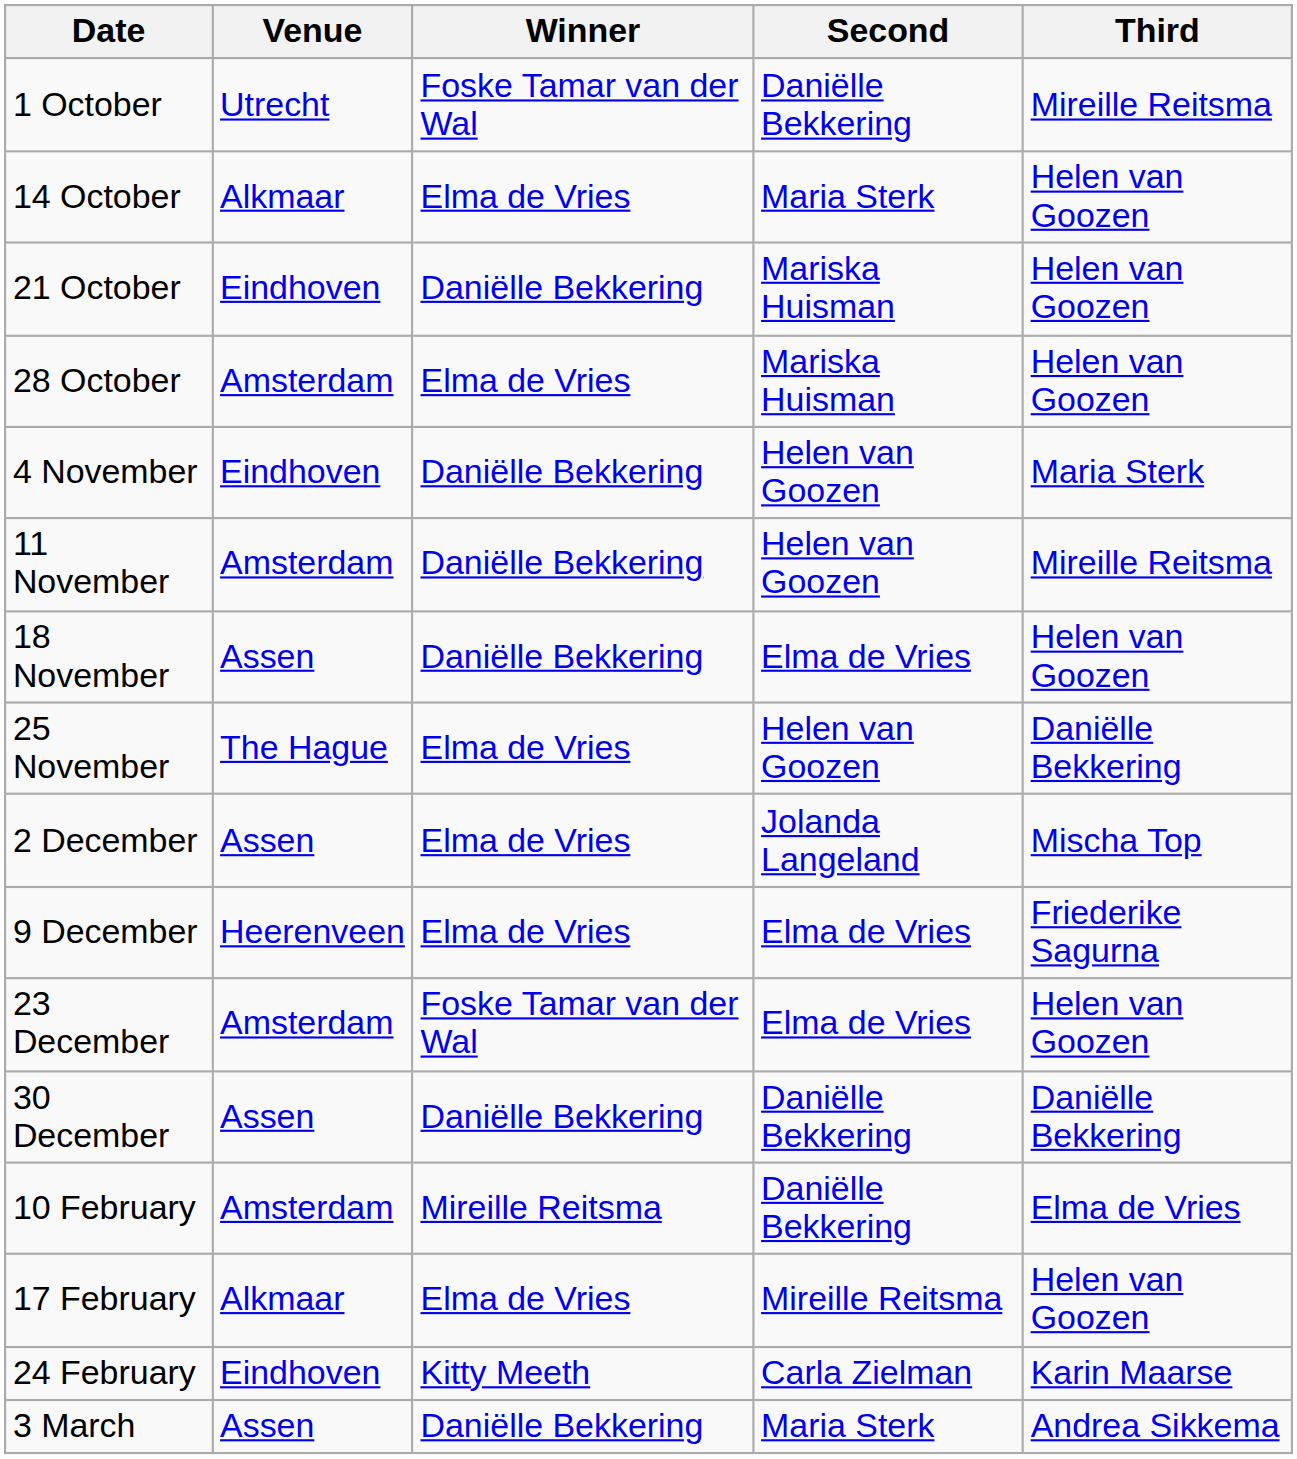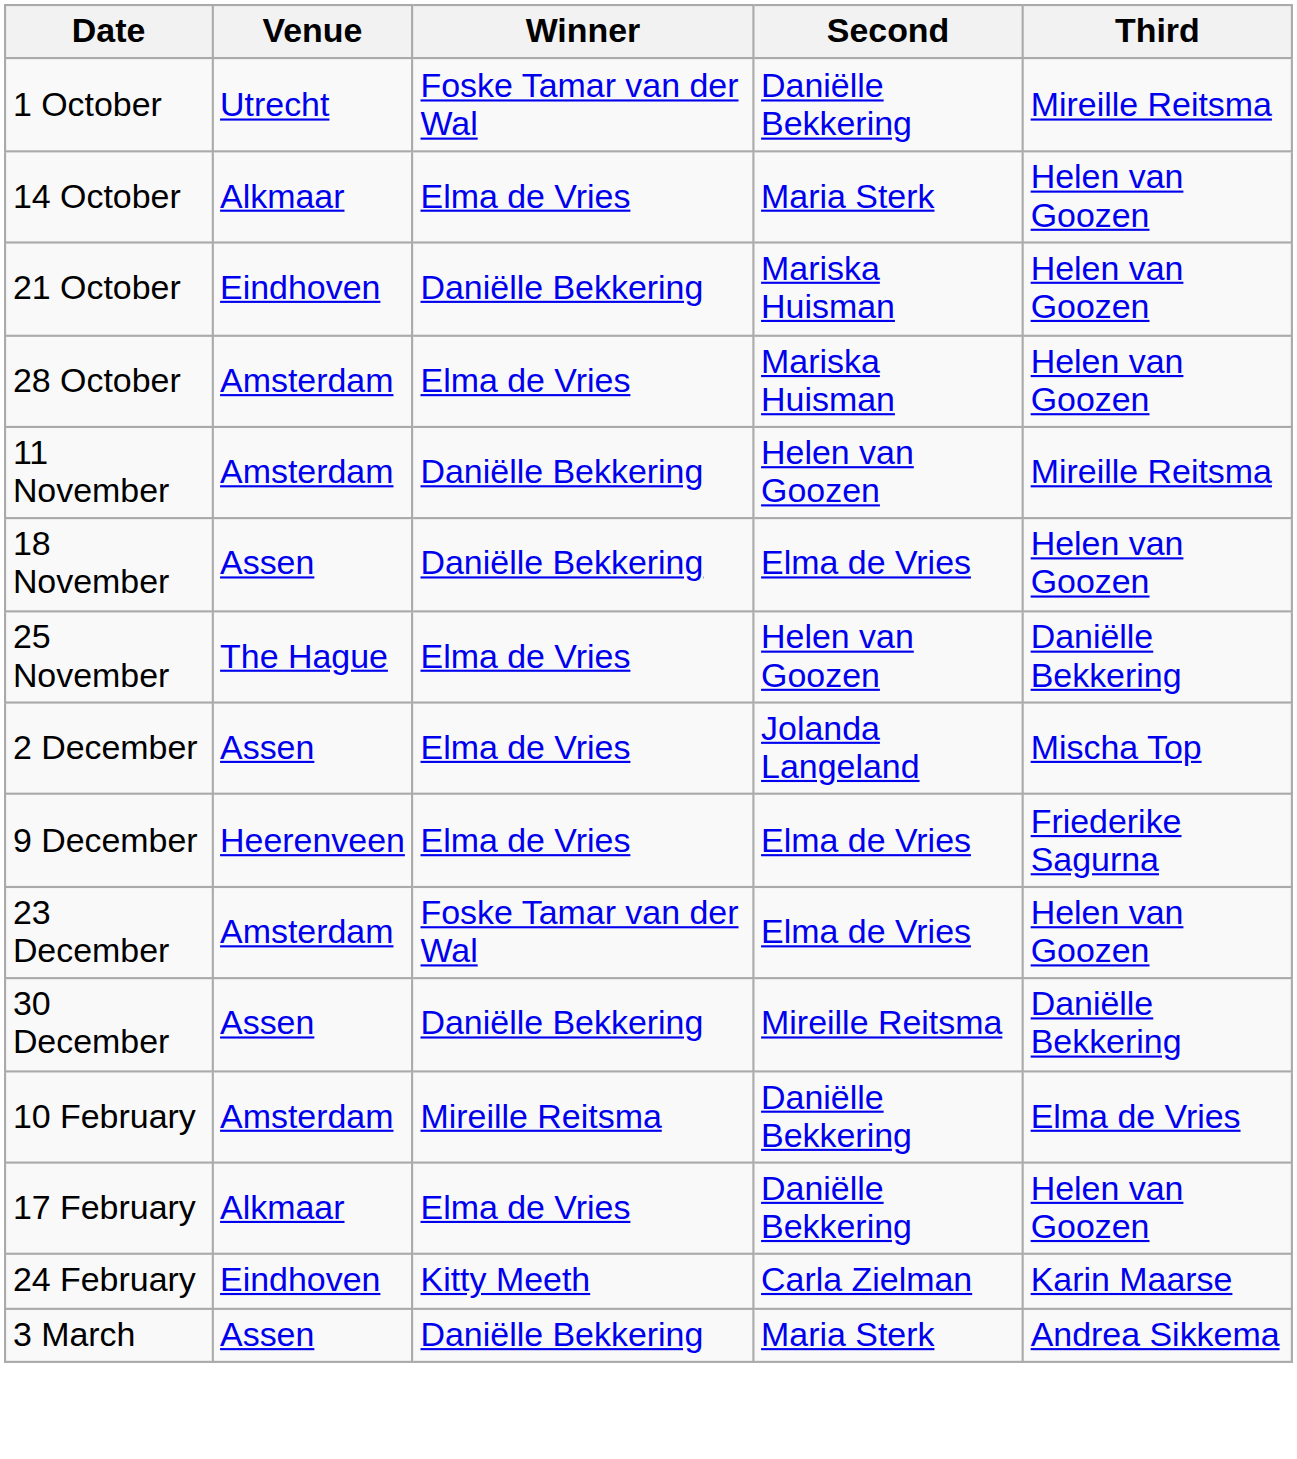- row: (105, 472)
(836, 1115) Daniëlle Bekkering -> (882, 1023) Mireille Reitsma
(882, 1299) Mireille Reitsma -> (836, 1207) Daniëlle Bekkering
